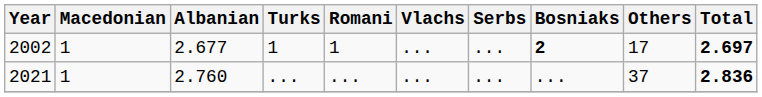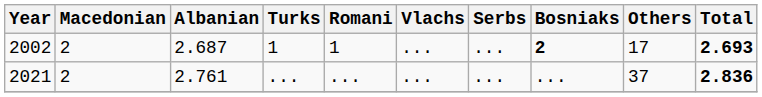(65, 48) 1 -> (65, 48) 2
(201, 48) 2.677 -> (201, 48) 2.687
(727, 48) 2.697 -> (727, 48) 2.693
(65, 77) 1 -> (65, 77) 2
(201, 77) 2.760 -> (201, 77) 2.761
